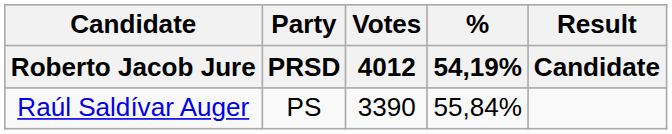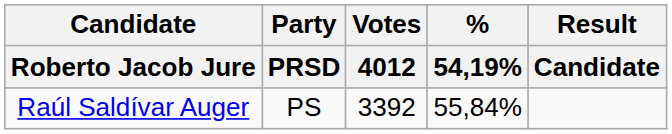(387, 107) 3390 -> (387, 107) 3392
